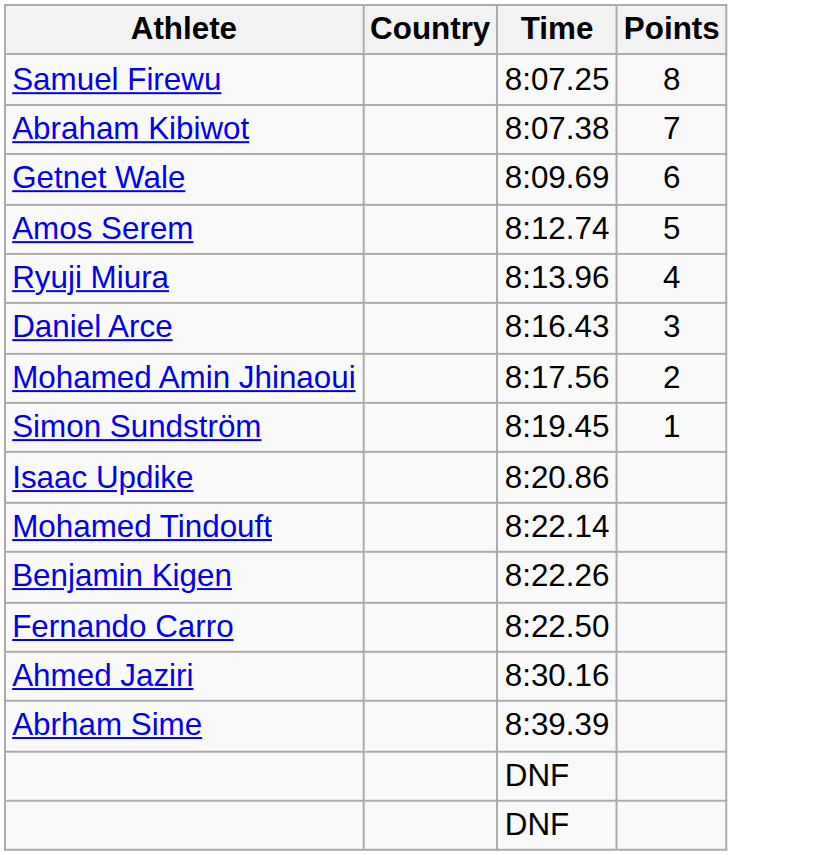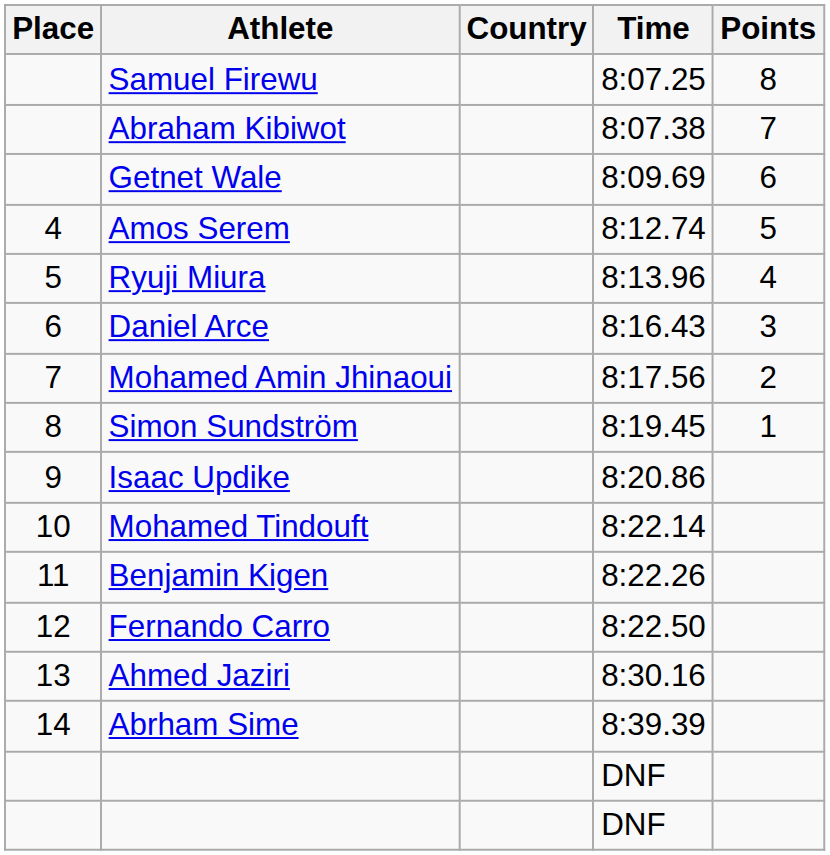+ column: (53, 29)
